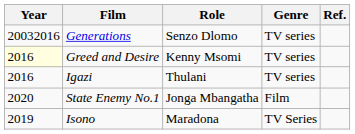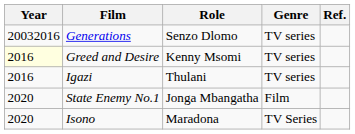(21, 118) 2019 -> (21, 118) 2020
